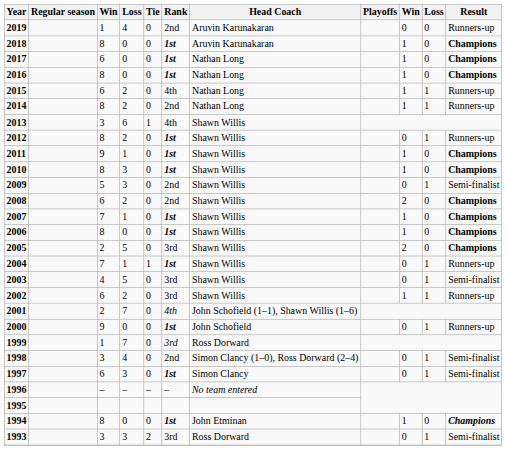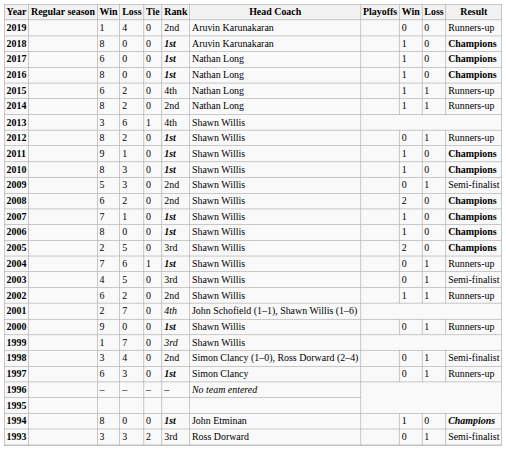(125, 264) 1 -> (125, 264) 6
(171, 295) 3rd -> (172, 295) 2nd
(222, 327) John Schofield -> (219, 327) Shawn Willis
(220, 342) Ross Dorward -> (219, 342) Shawn Willis
(474, 374) Semi-finalist -> (471, 374) Runners-up
